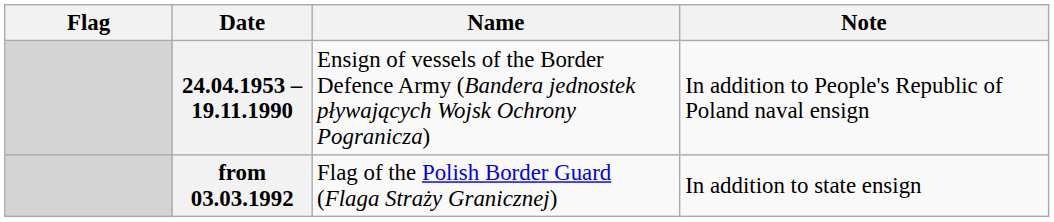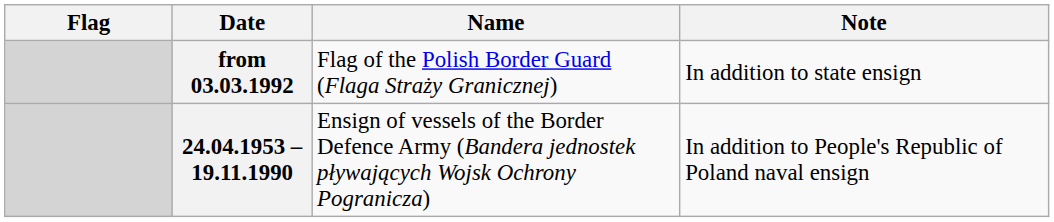rows swapped: (242, 97) <-> (242, 185)
